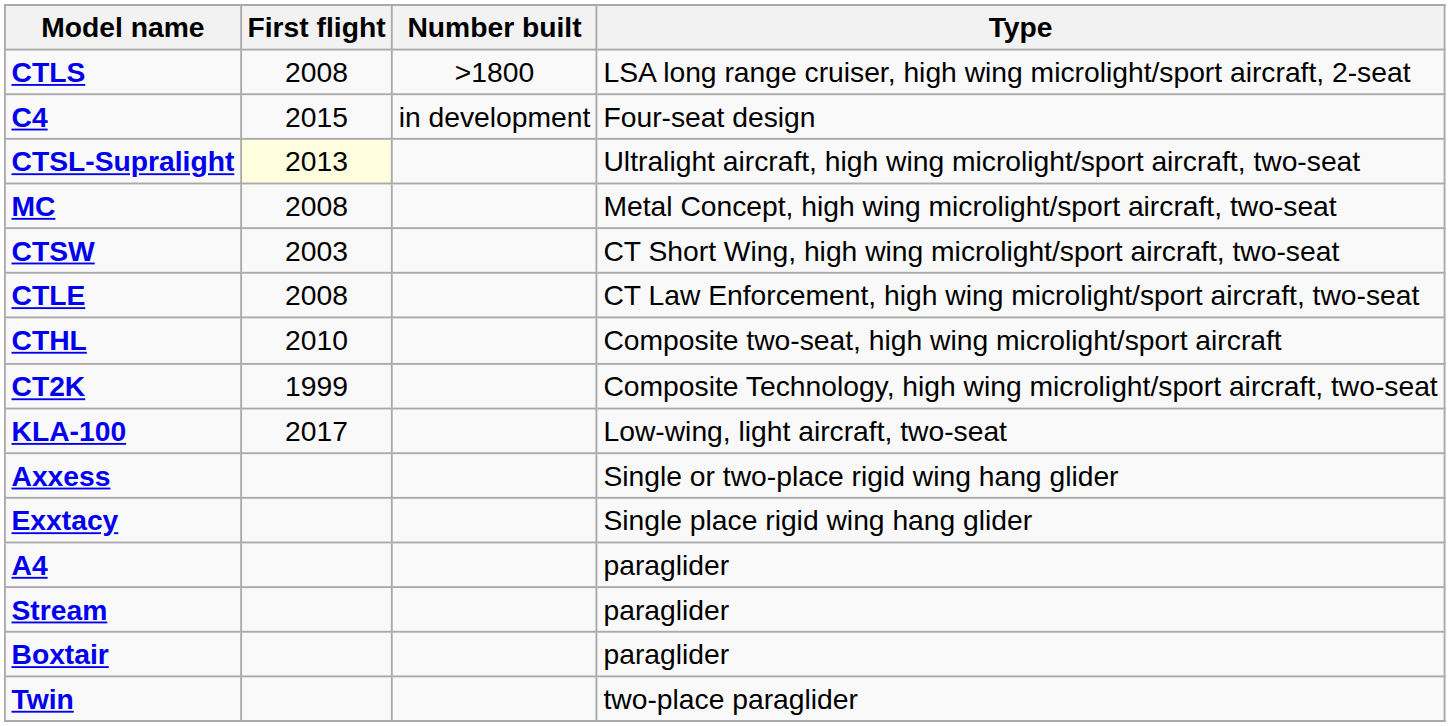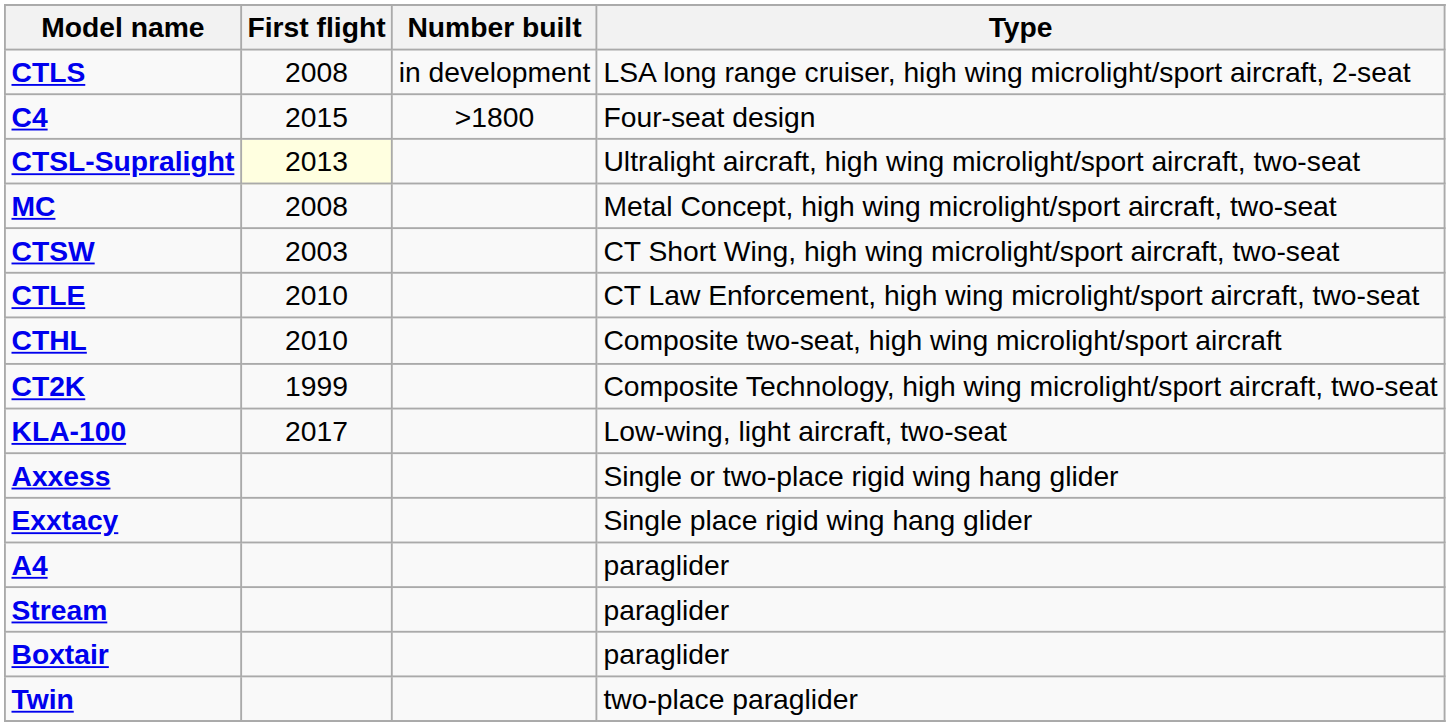(495, 72) >1800 -> (495, 72) in development
(495, 117) in development -> (495, 117) >1800
(317, 296) 2008 -> (317, 296) 2010
